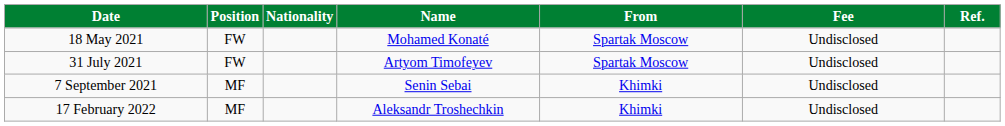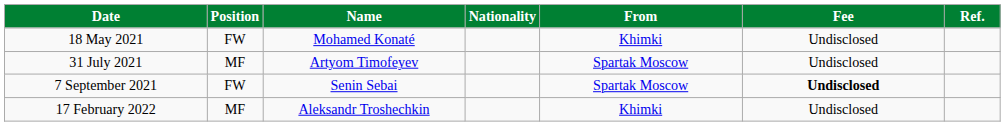columns swapped: (300, 16) <-> (438, 16)
(641, 39) Spartak Moscow -> (641, 39) Khimki
(235, 63) FW -> (235, 63) MF
(235, 86) MF -> (235, 86) FW
(641, 86) Khimki -> (641, 86) Spartak Moscow
(843, 86) normal -> (843, 86) bold
